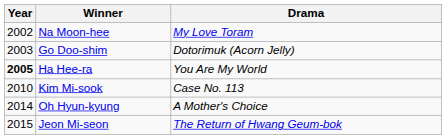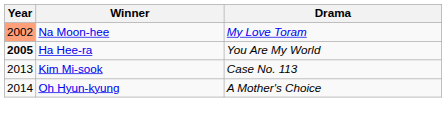(20, 32) no background -> (20, 32) lightsalmon background
- row: (73, 50)
(20, 87) 2010 -> (20, 69) 2013
- row: (73, 124)
